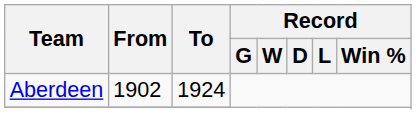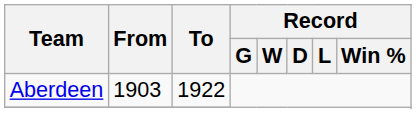(137, 90) 1902 -> (137, 90) 1903
(201, 90) 1924 -> (201, 90) 1922
